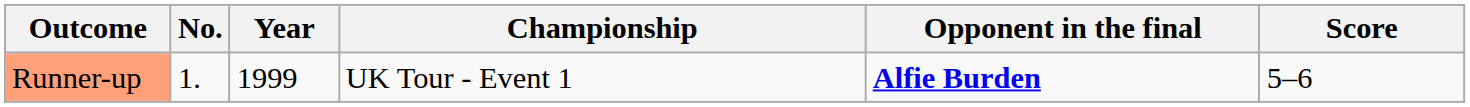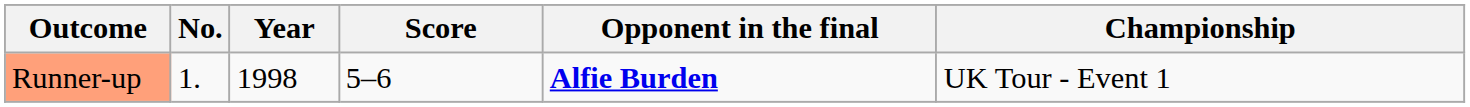columns swapped: (602, 28) <-> (1362, 28)
(267, 76) 1999 -> (267, 76) 1998
